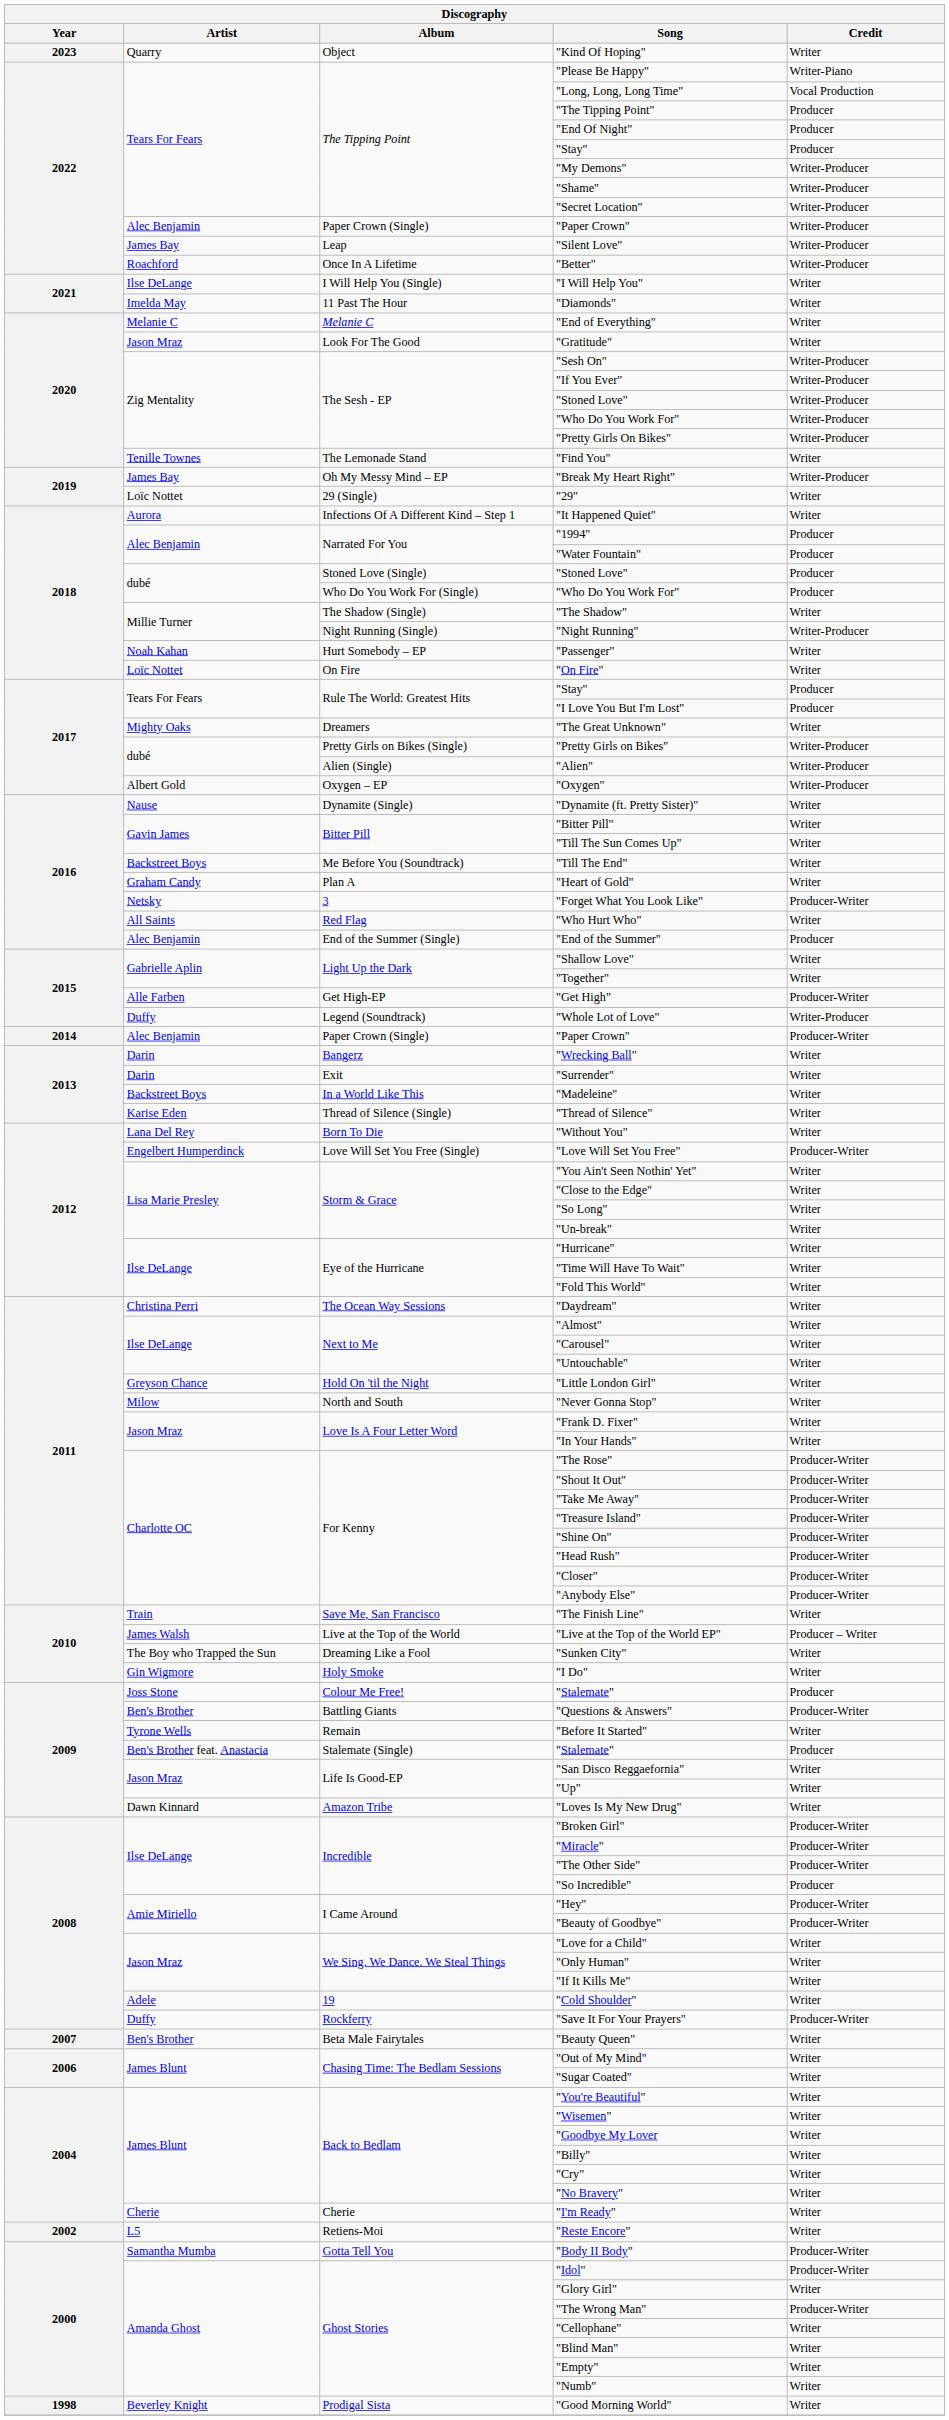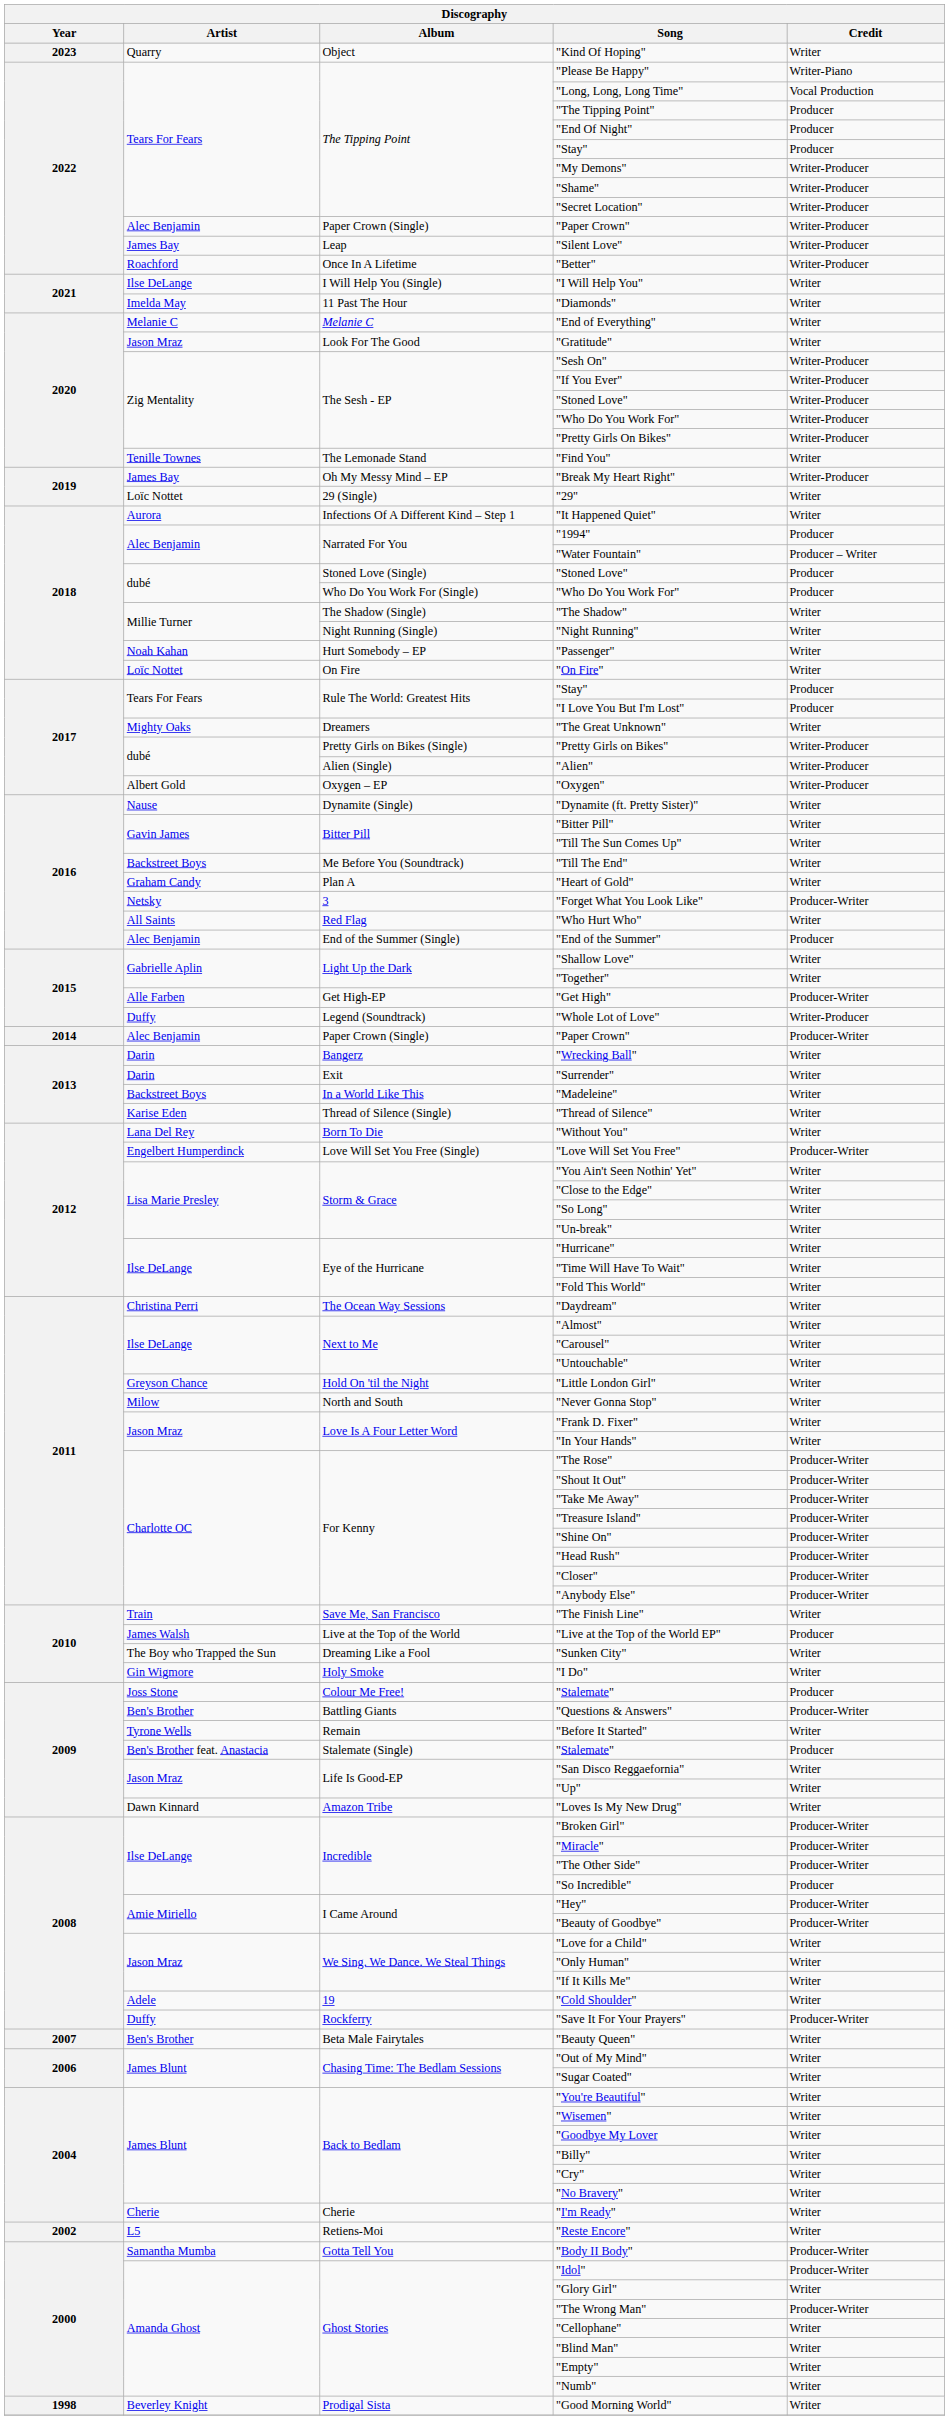(812, 554) Producer -> (833, 554) Producer – Writer
(829, 631) Writer-Producer -> (805, 631) Writer
(833, 1634) Producer – Writer -> (812, 1634) Producer
